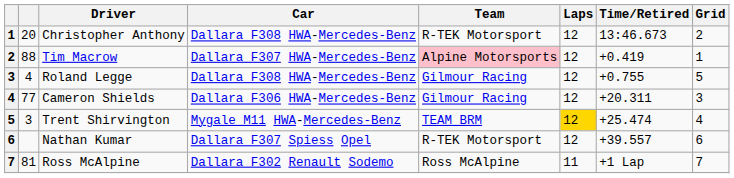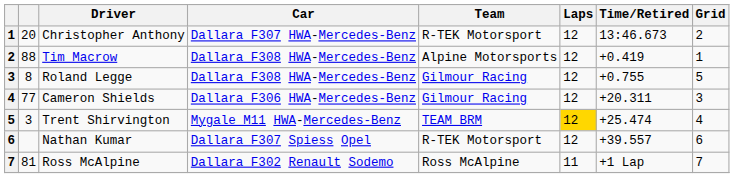(303, 36) Dallara F308 HWA-Mercedes-Benz -> (303, 36) Dallara F307 HWA-Mercedes-Benz
(303, 57) Dallara F307 HWA-Mercedes-Benz -> (303, 57) Dallara F308 HWA-Mercedes-Benz
(490, 57) pink background -> (490, 57) no background
(29, 78) 4 -> (29, 78) 8
